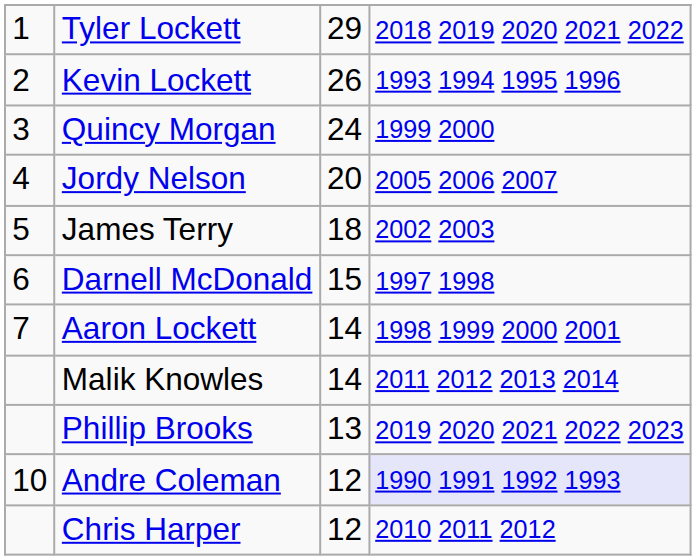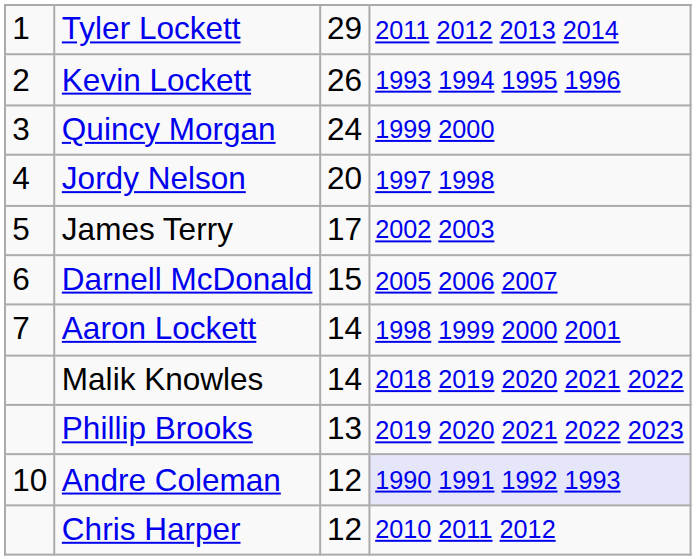(529, 30) 2018 2019 2020 2021 2022 -> (497, 30) 2011 2012 2013 2014
(466, 180) 2005 2006 2007 -> (435, 180) 1997 1998
(344, 229) 18 -> (344, 229) 17
(435, 280) 1997 1998 -> (466, 280) 2005 2006 2007
(497, 380) 2011 2012 2013 2014 -> (529, 380) 2018 2019 2020 2021 2022
